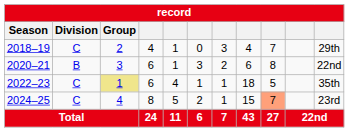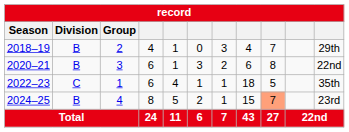(76, 48) C -> (76, 48) B
(120, 83) khaki background -> (120, 83) no background
(76, 100) C -> (76, 100) B
